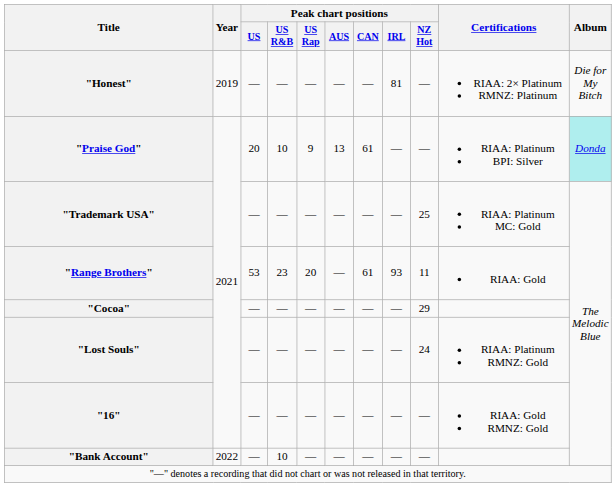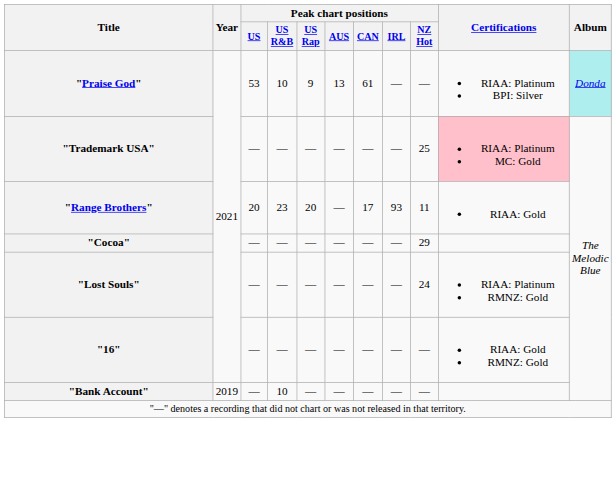- row: (109, 83)
(254, 148) 20 -> (254, 83) 53
(504, 220) no background -> (504, 155) pink background
(254, 273) 53 -> (254, 207) 20
(368, 273) 61 -> (368, 207) 17
(227, 457) 2022 -> (227, 391) 2019
